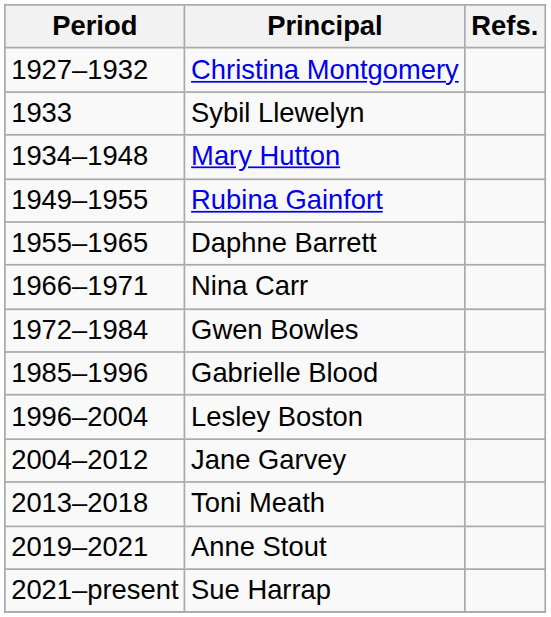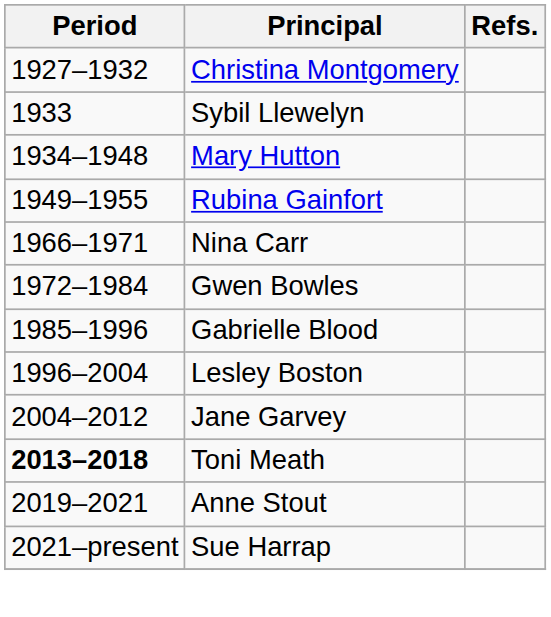- row: (284, 243)
(80, 503) normal -> (80, 460) bold
